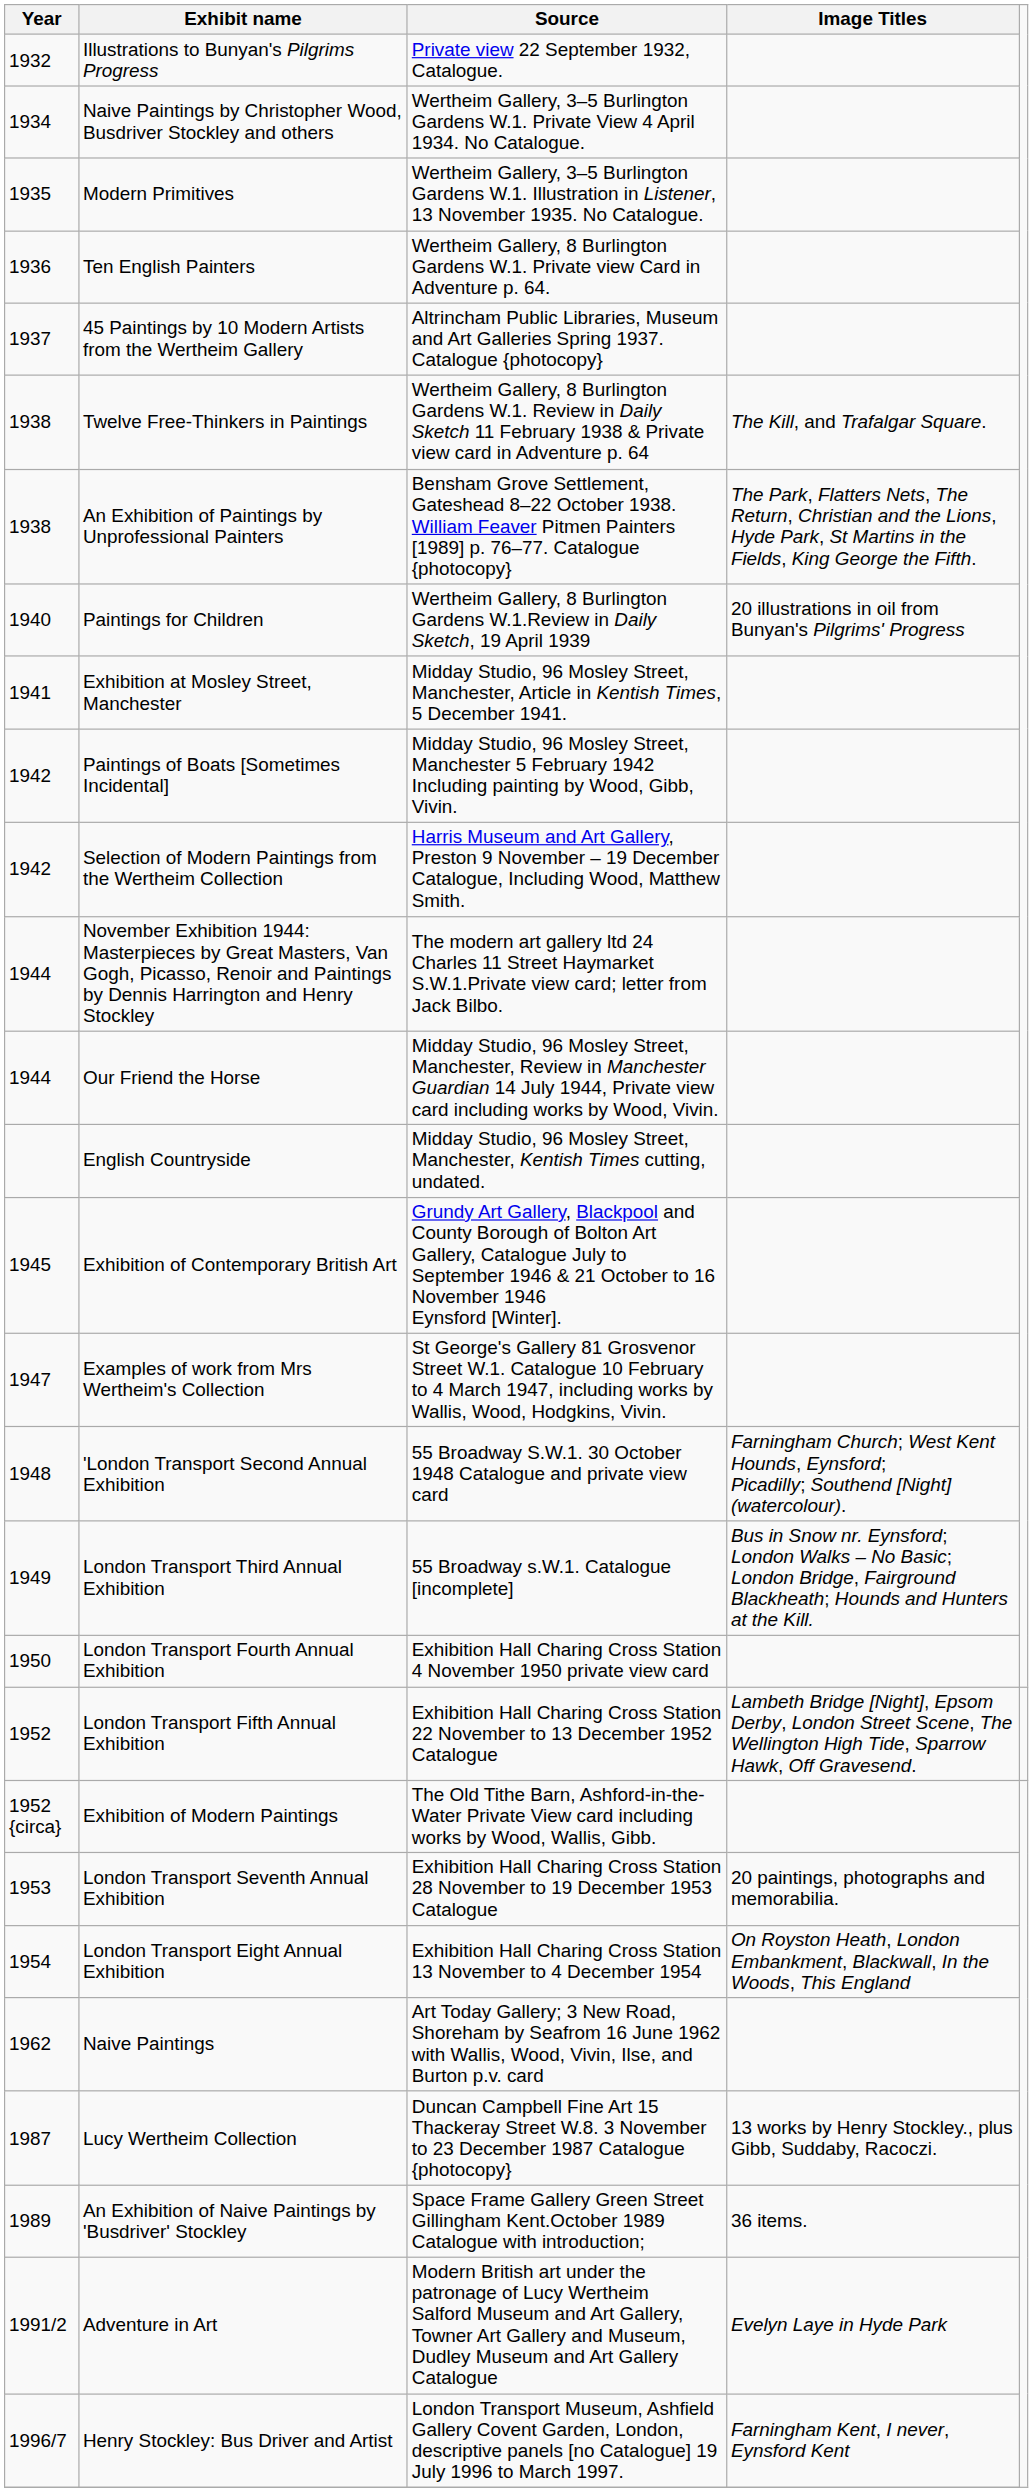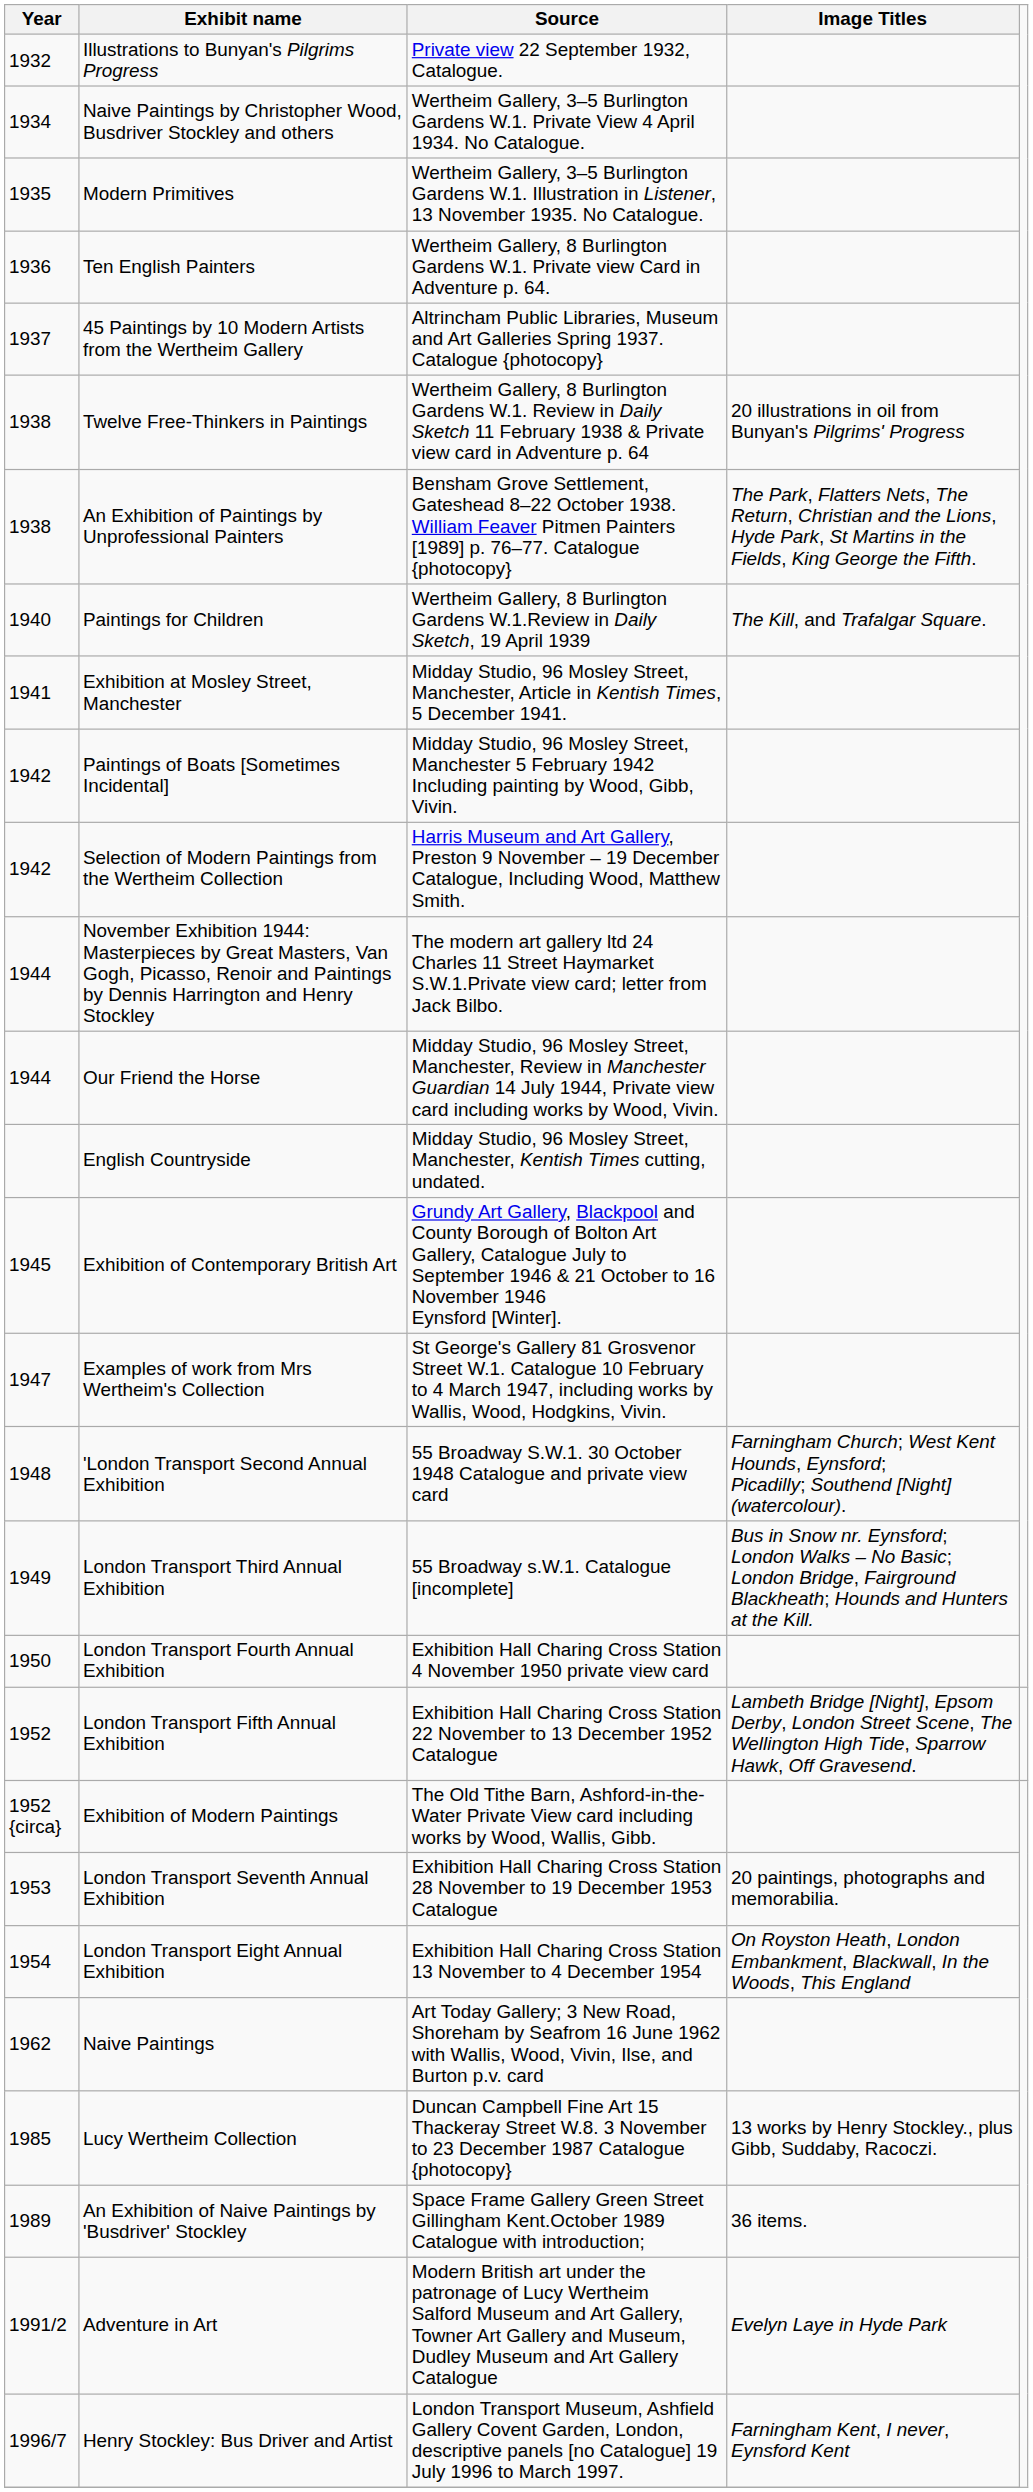(859, 422) The Kill, and Trafalgar Square. -> (848, 422) 20 illustrations in oil from Bunyan's Pilgrims' Progress
(848, 620) 20 illustrations in oil from Bunyan's Pilgrims' Progress -> (859, 620) The Kill, and Trafalgar Square.
(30, 2138) 1987 -> (30, 2138) 1985
